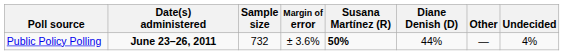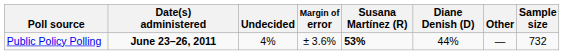columns swapped: (260, 18) <-> (530, 24)
(338, 41) 50% -> (355, 41) 53%
